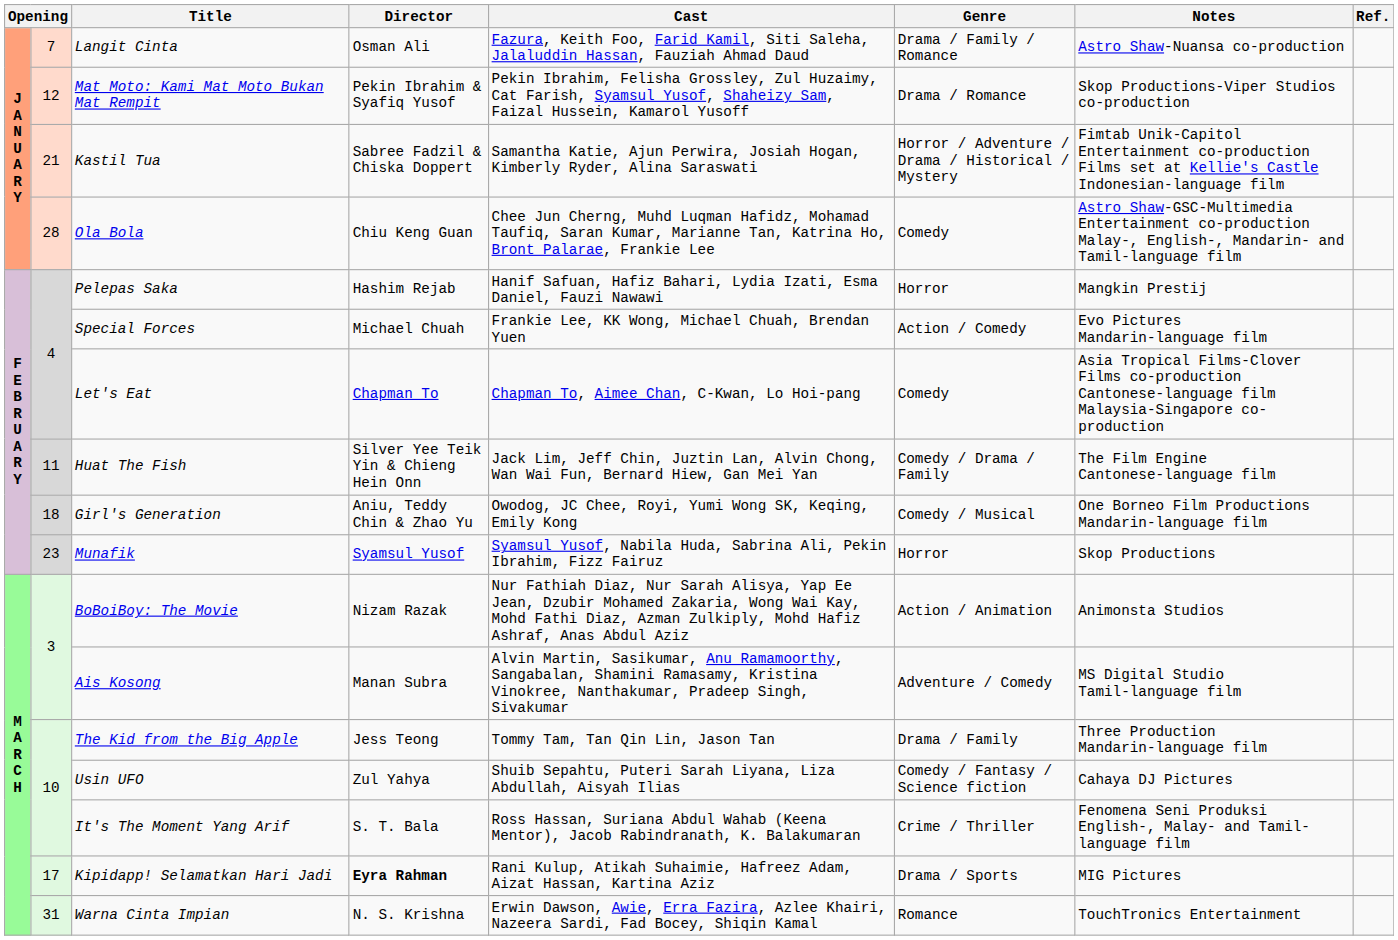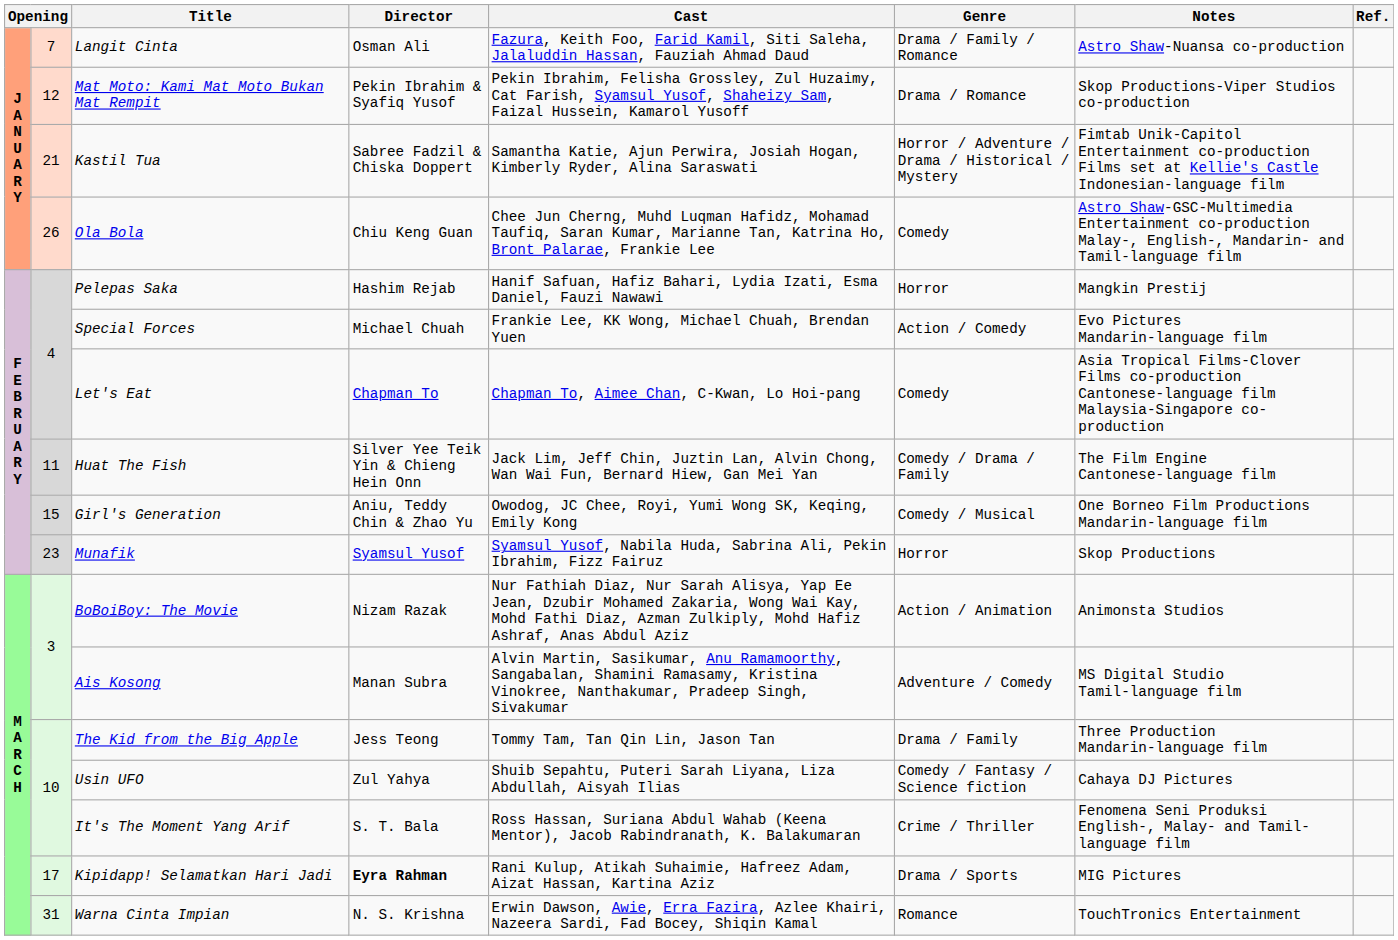(51, 233) 28 -> (51, 233) 26
(51, 515) 18 -> (51, 515) 15
